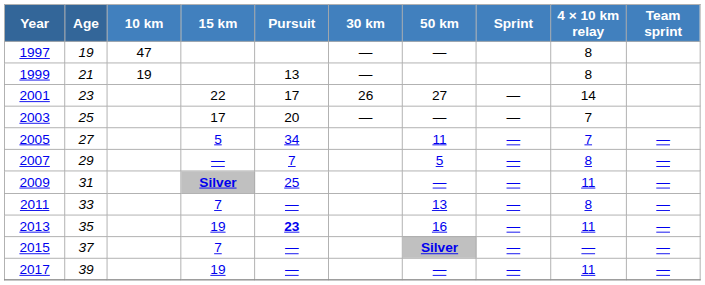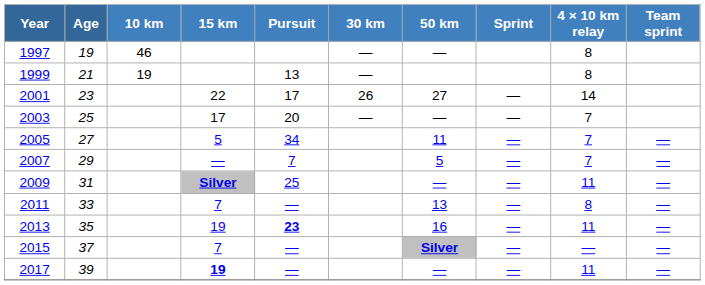(144, 52) 47 -> (144, 52) 46
(588, 161) 8 -> (588, 161) 7
(218, 269) normal -> (218, 269) bold
